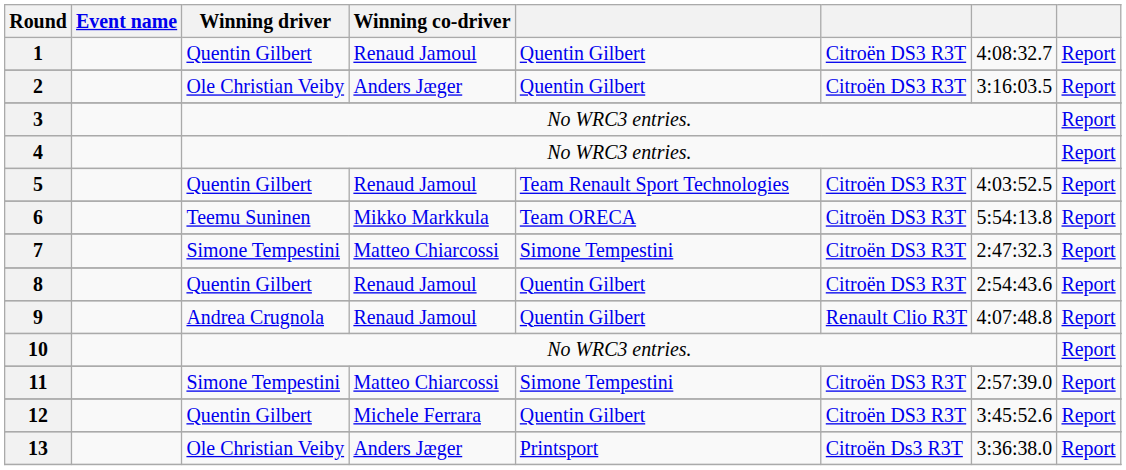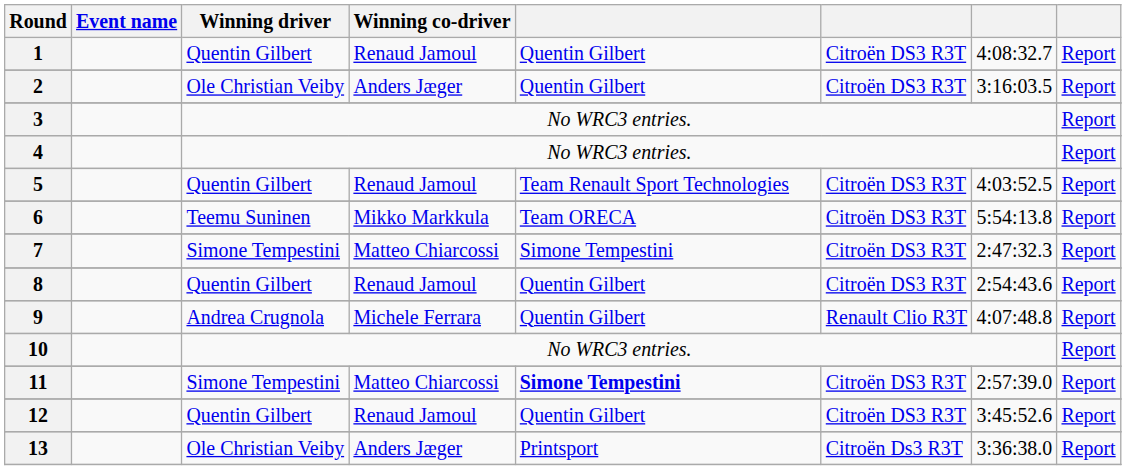(415, 316) Renaud Jamoul -> (417, 316) Michele Ferrara
(597, 382) normal -> (600, 382) bold
(417, 415) Michele Ferrara -> (415, 415) Renaud Jamoul
